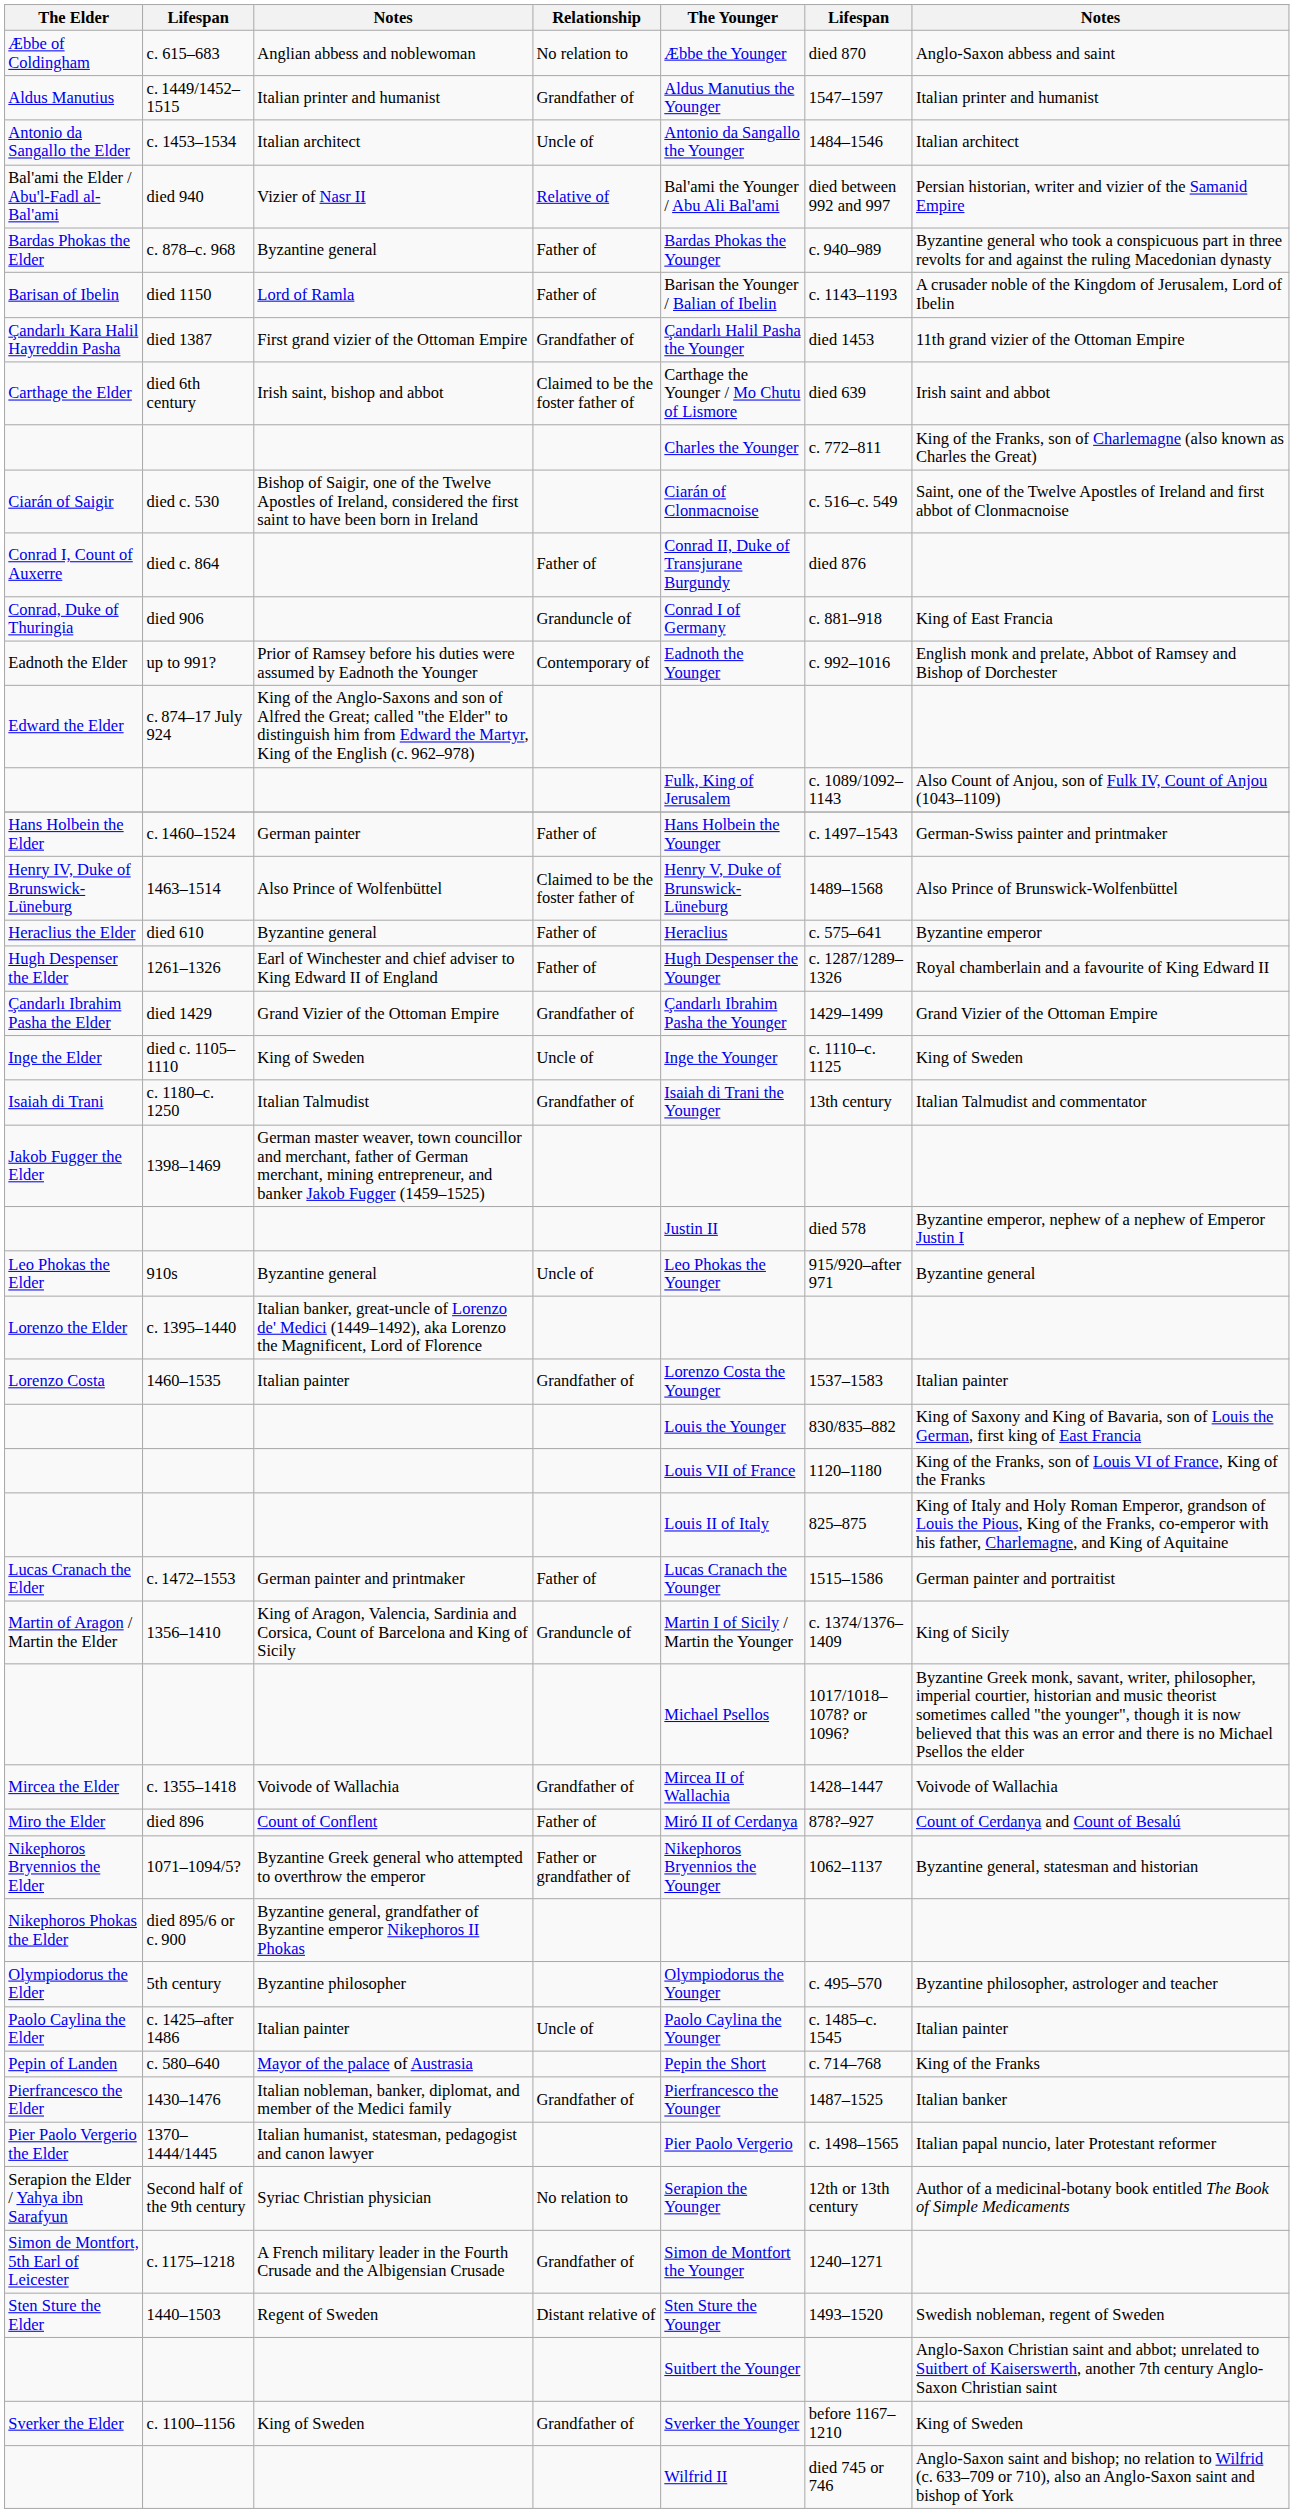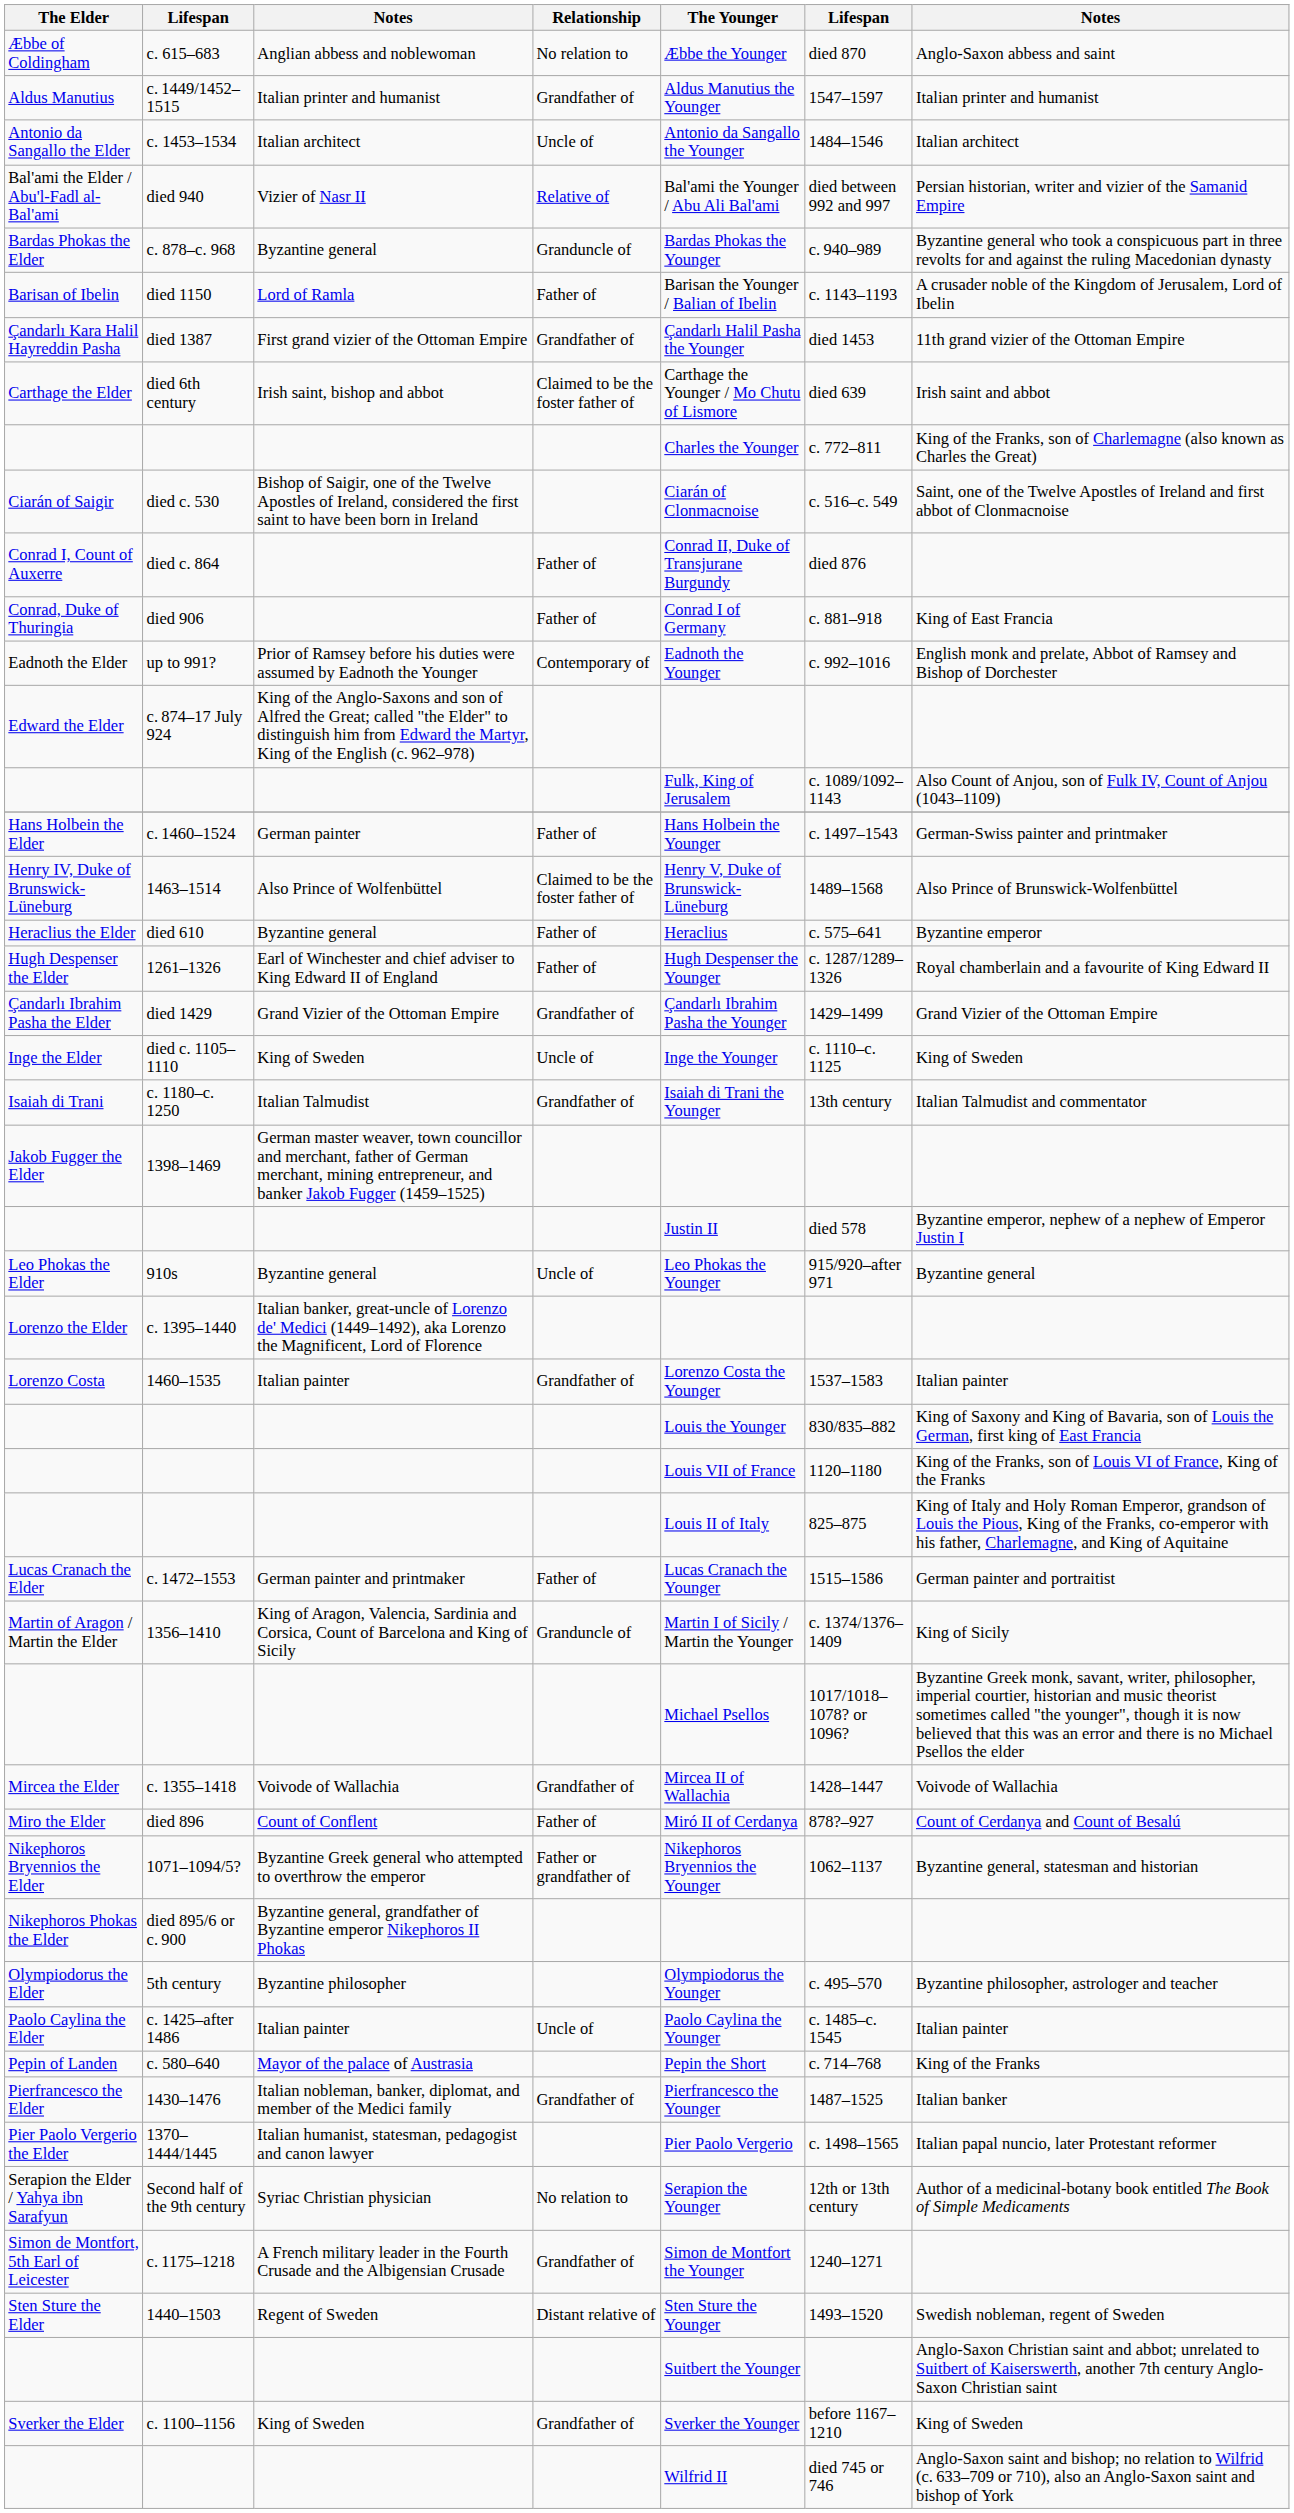(566, 250) Father of -> (584, 250) Granduncle of
(584, 618) Granduncle of -> (566, 618) Father of
